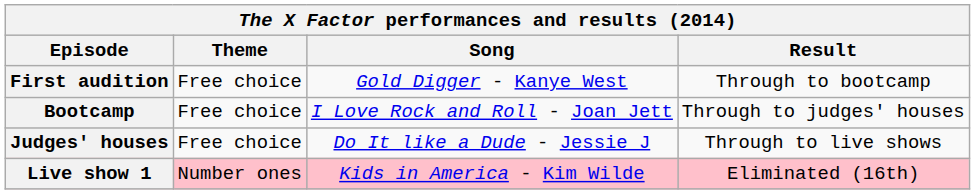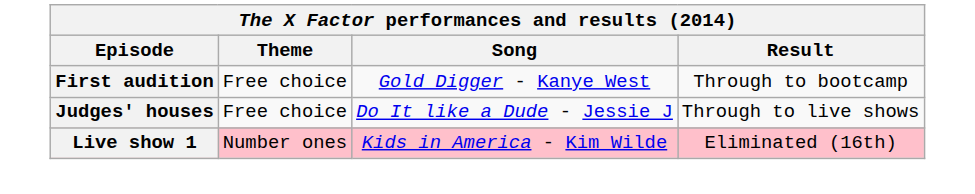- row: (89, 112)
